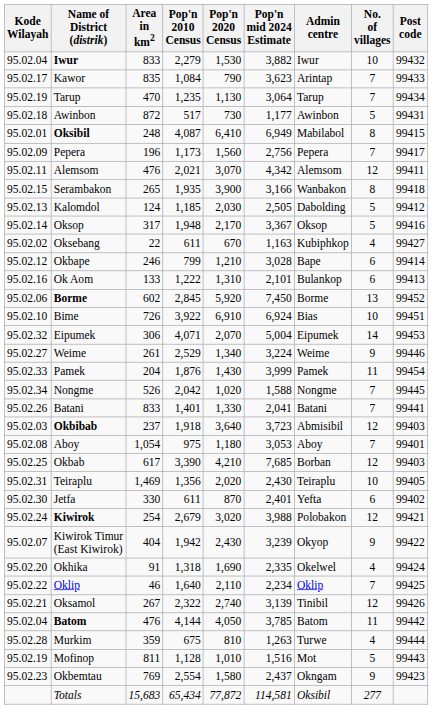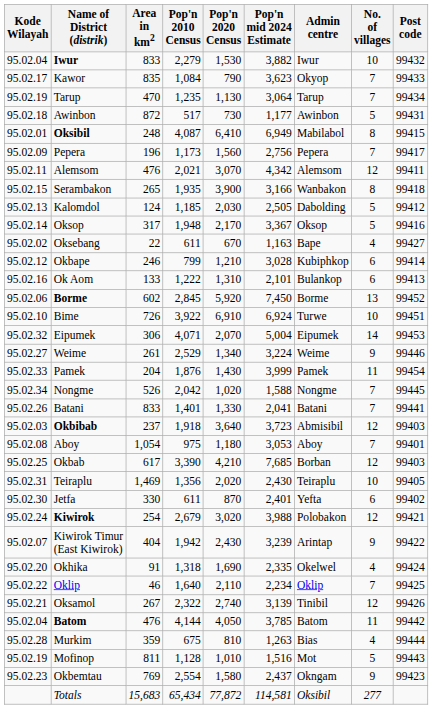(315, 79) Arintap -> (313, 79) Okyop
(323, 243) Kubiphkop -> (309, 243) Bape
(309, 261) Bape -> (323, 261) Kubiphkop
(307, 316) Bias -> (312, 316) Turwe
(313, 542) Okyop -> (315, 542) Arintap
(312, 640) Turwe -> (307, 640) Bias
